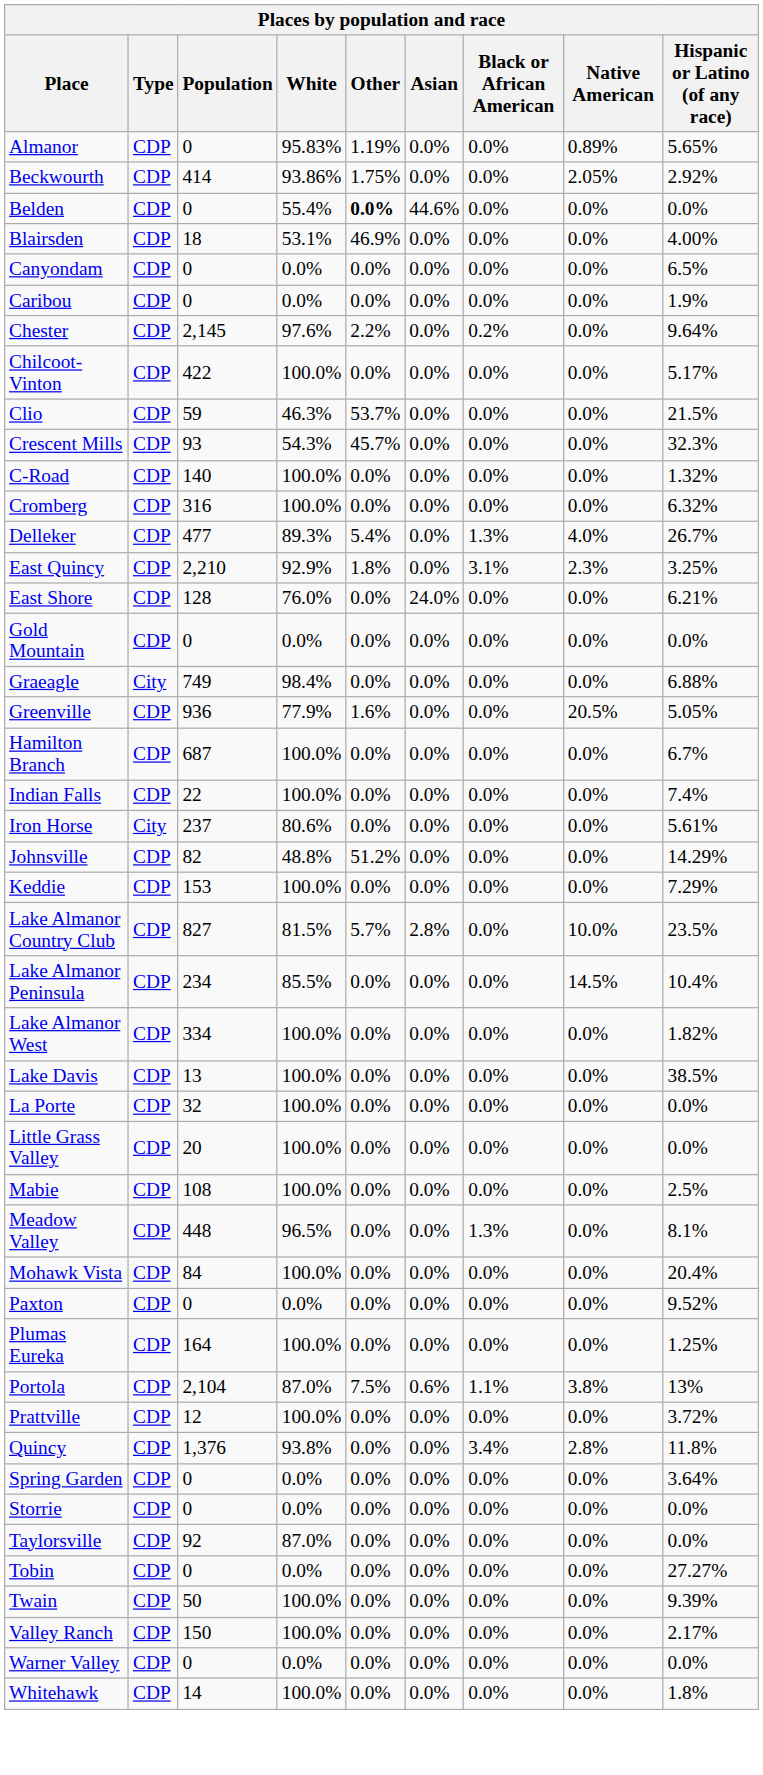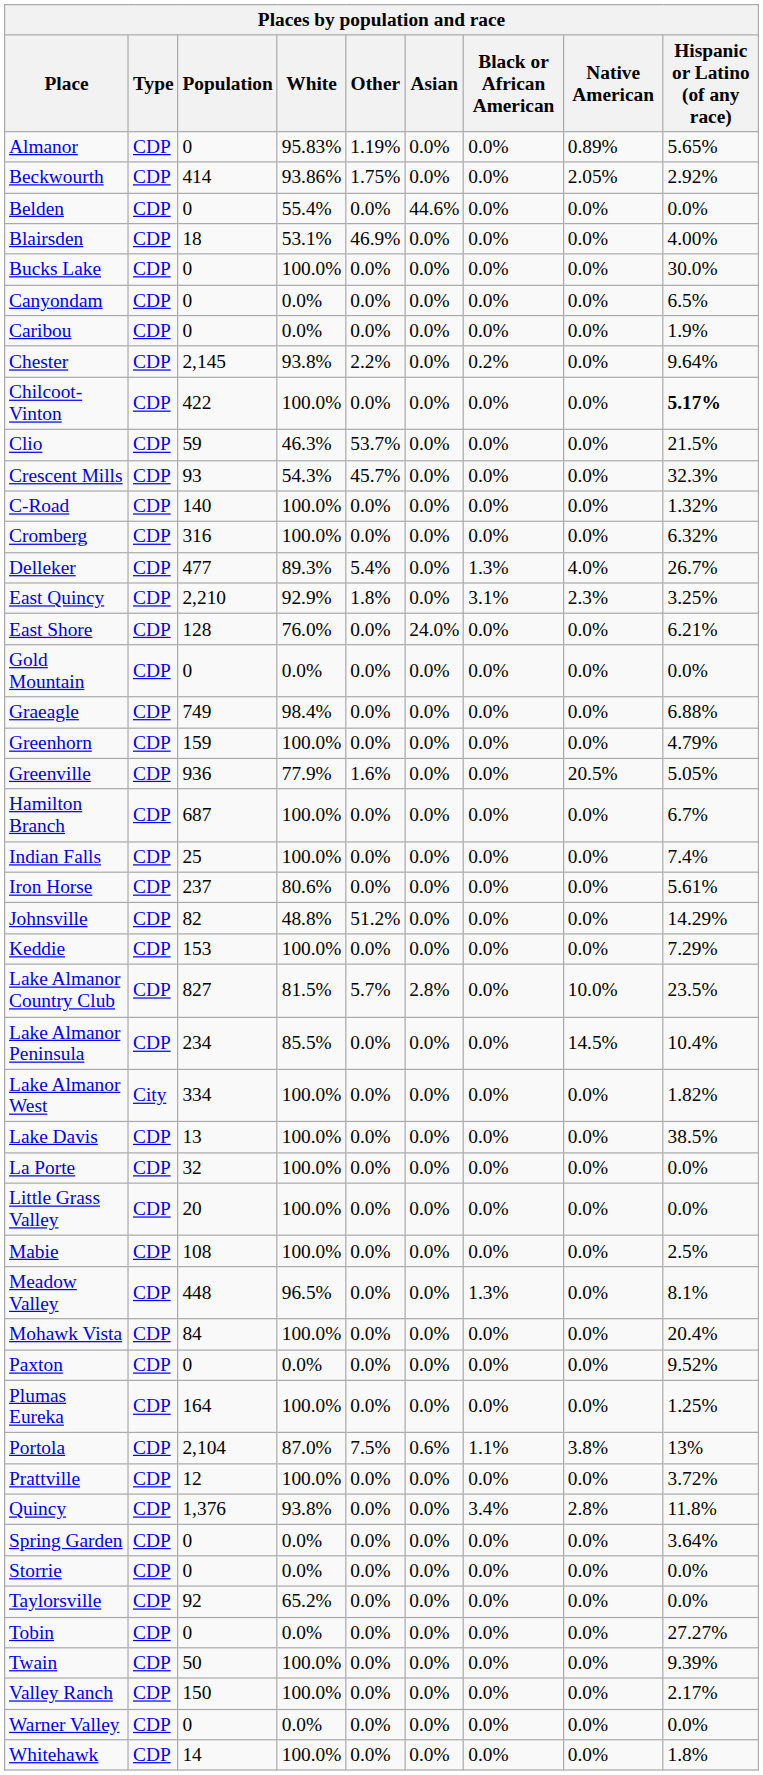(372, 208) bold -> (371, 208) normal
+ row: (55, 269)
(307, 330) 97.6% -> (307, 361) 93.8%
(693, 372) normal -> (694, 403) bold
(150, 681) City -> (152, 712) CDP
+ row: (50, 742)
(192, 795) 22 -> (192, 856) 25
(150, 826) City -> (152, 887) CDP
(152, 1033) CDP -> (150, 1095) City
(307, 1540) 87.0% -> (307, 1601) 65.2%
